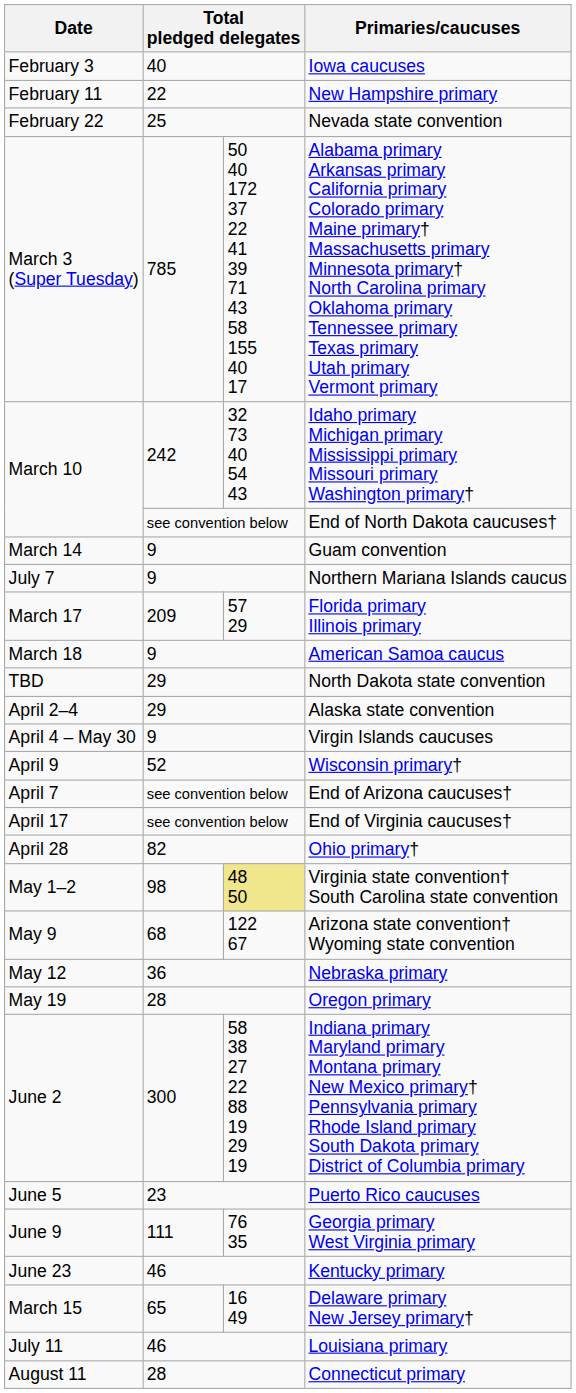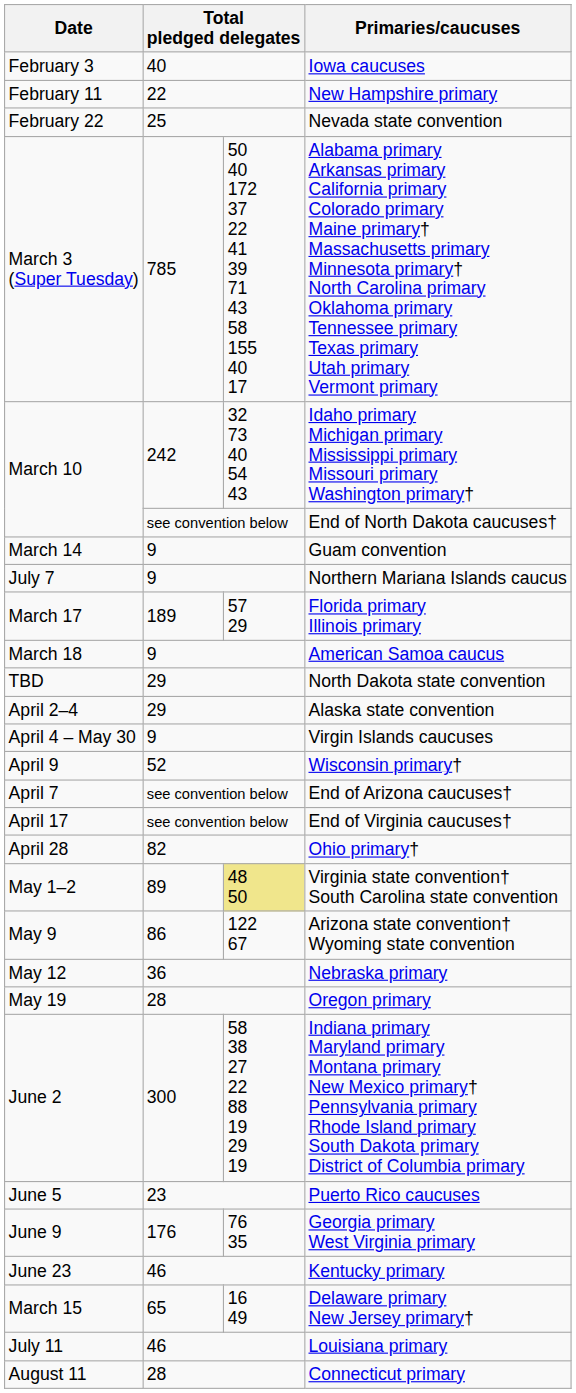(162, 616) 209 -> (162, 616) 189
(157, 887) 98 -> (157, 887) 89
(157, 934) 68 -> (157, 934) 86
(160, 1232) 111 -> (162, 1232) 176
